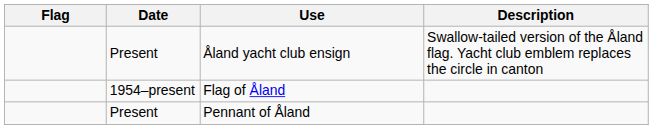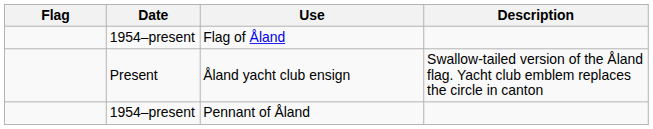rows swapped: (244, 91) <-> (277, 53)
(134, 113) Present -> (152, 113) 1954–present
